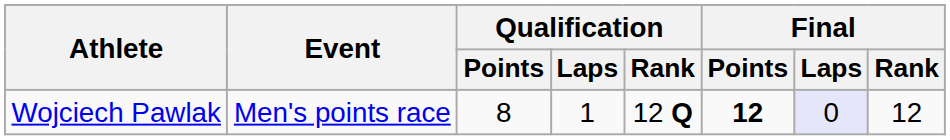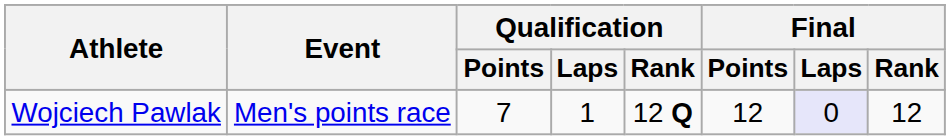(504, 113) 8 -> (504, 113) 7
(748, 113) bold -> (748, 113) normal
